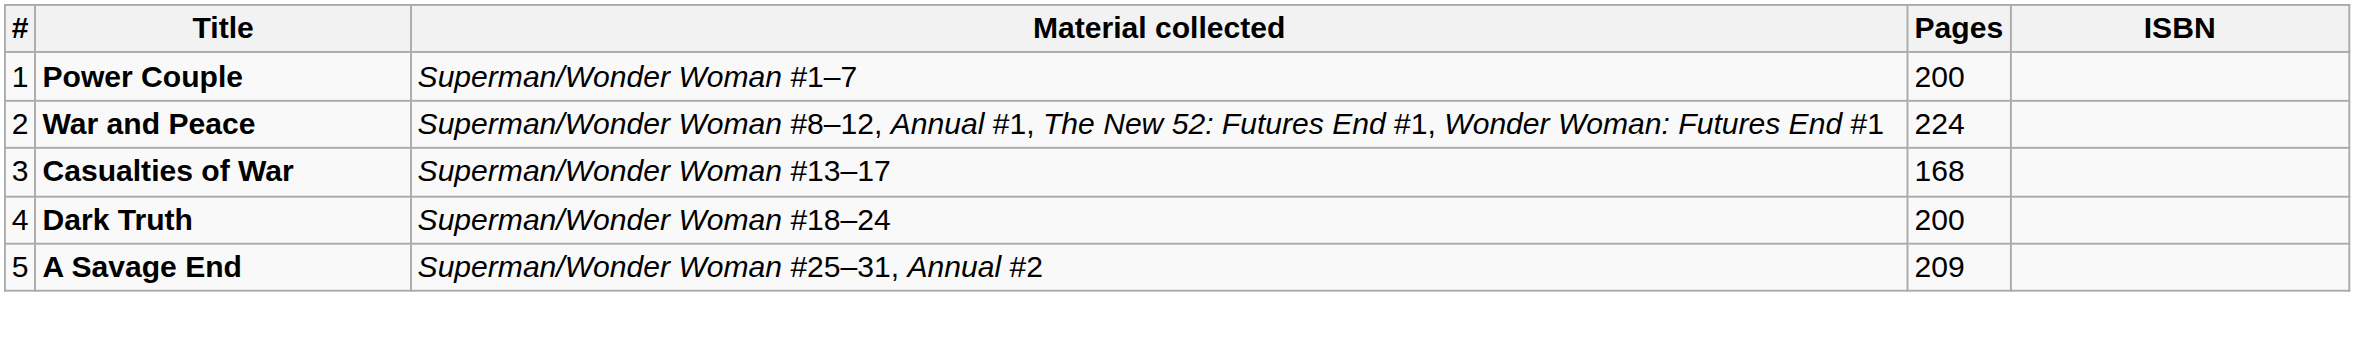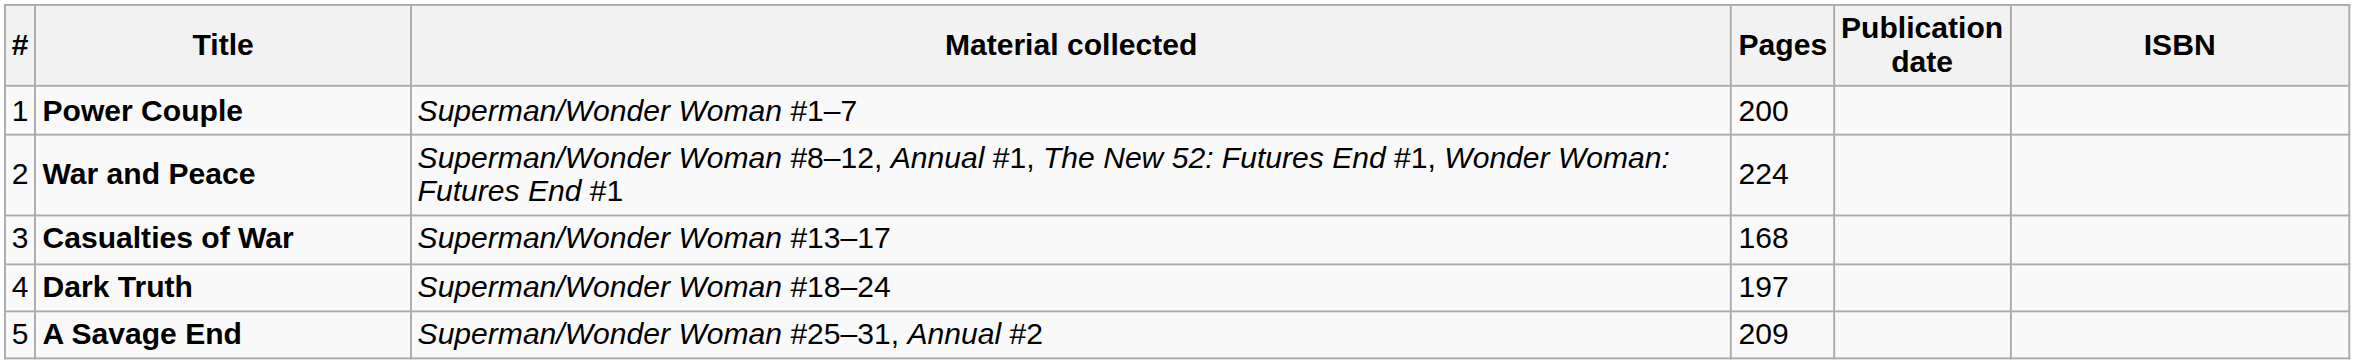+ column: (1922, 45)
(1940, 219) 200 -> (1764, 286) 197
